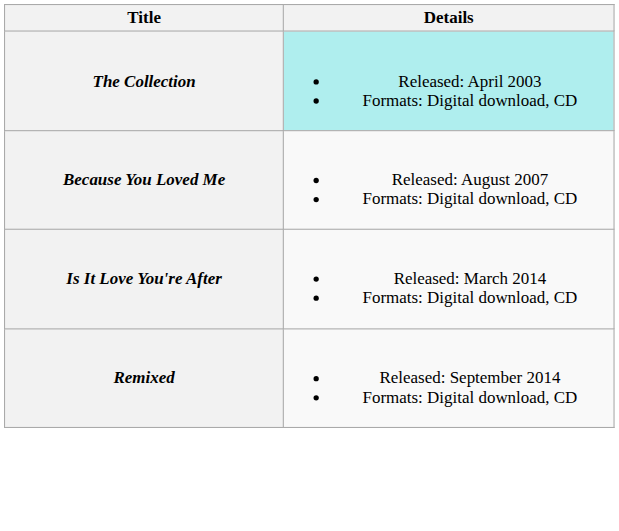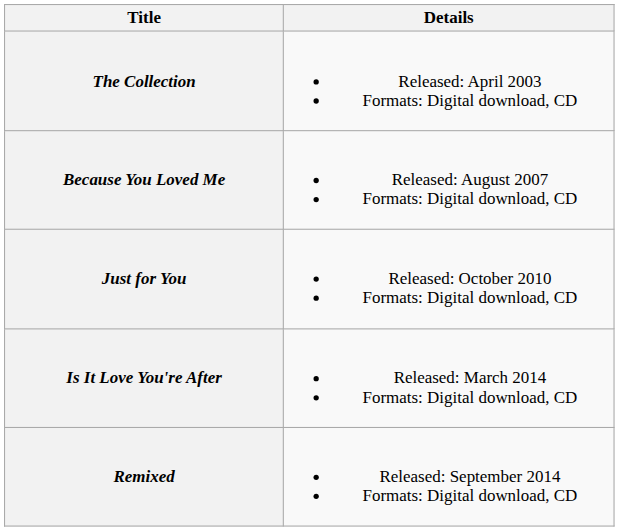(449, 90) paleturquoise background -> (449, 90) no background
+ row: (144, 278)
